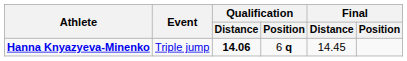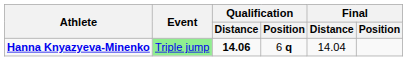(182, 48) no background -> (182, 48) lightgreen background
(332, 48) 14.45 -> (332, 48) 14.04
